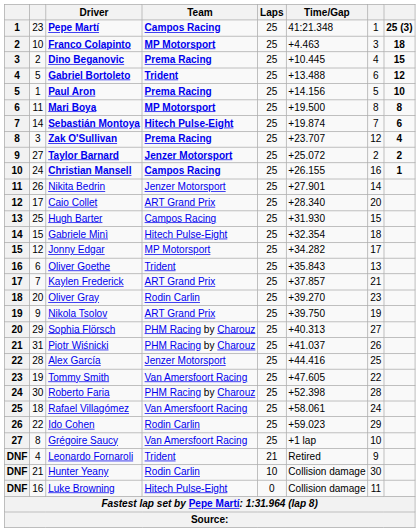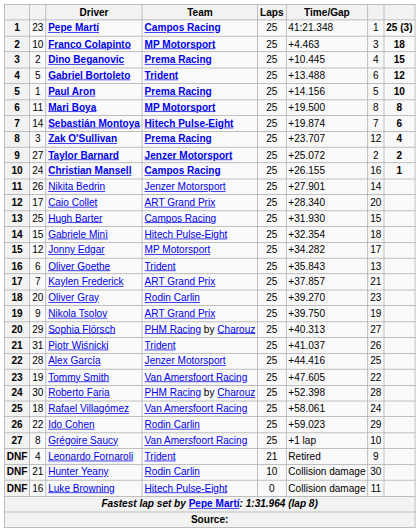(200, 345) PHM Racing by Charouz -> (160, 345) Trident
